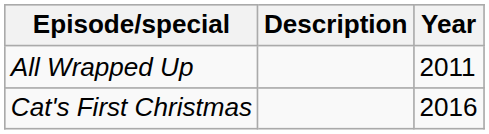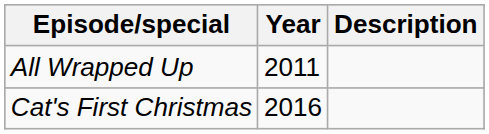columns swapped: (449, 25) <-> (336, 25)
